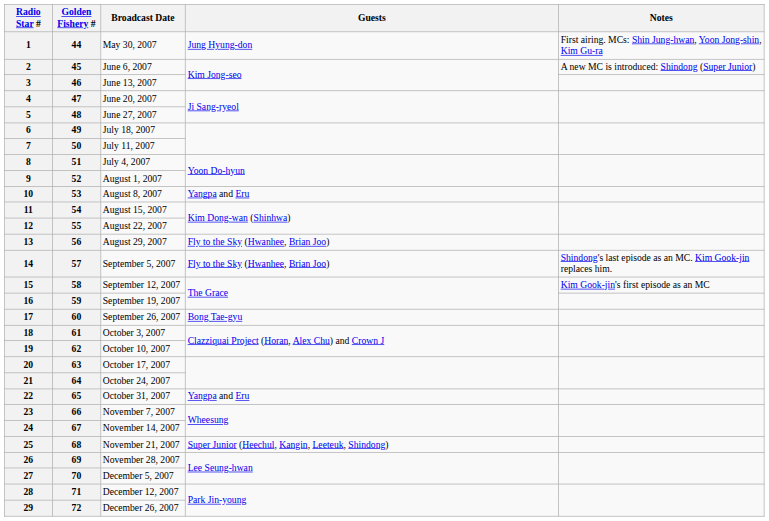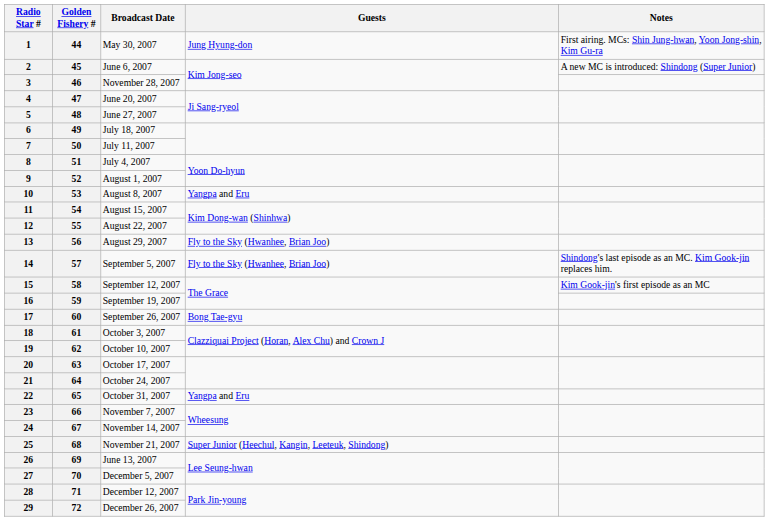(130, 83) June 13, 2007 -> (141, 83) November 28, 2007
(141, 460) November 28, 2007 -> (130, 460) June 13, 2007
